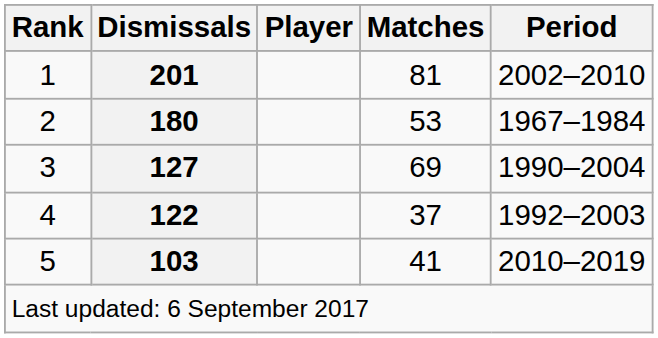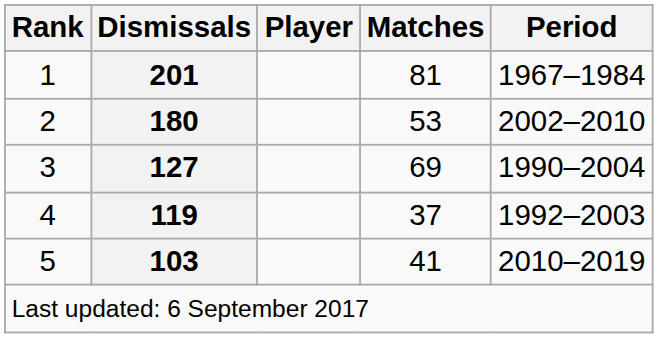(572, 74) 2002–2010 -> (572, 74) 1967–1984
(572, 121) 1967–1984 -> (572, 121) 2002–2010
(174, 214) 122 -> (174, 214) 119
